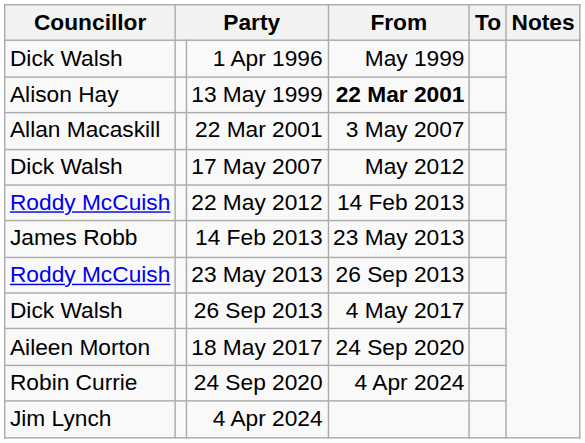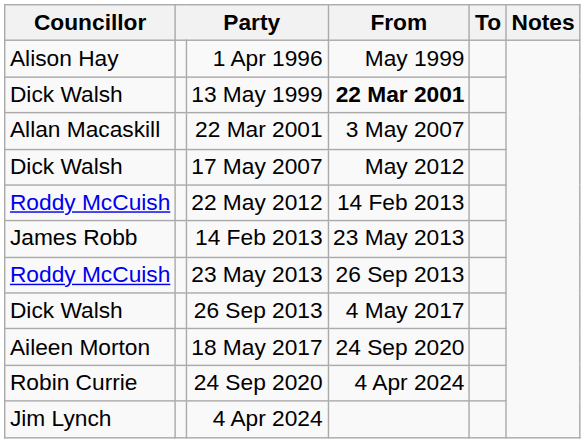(66, 58) Dick Walsh -> (64, 58) Alison Hay
(64, 94) Alison Hay -> (66, 94) Dick Walsh
